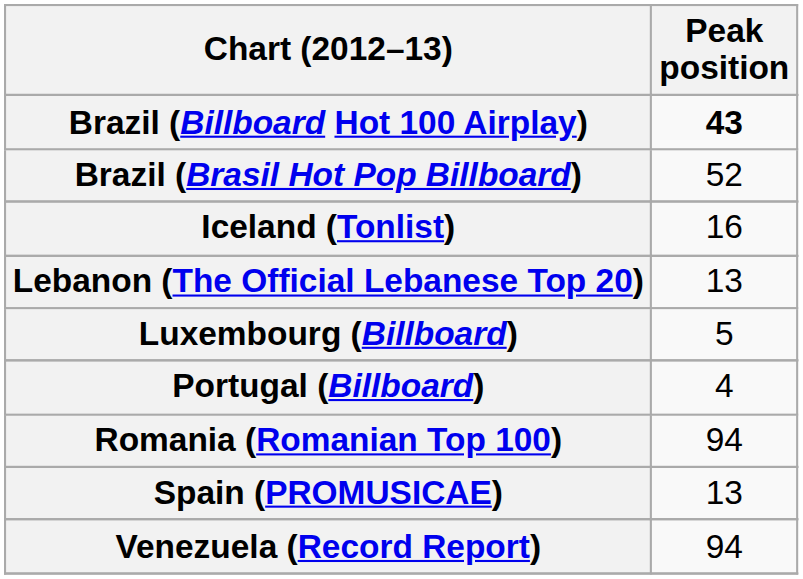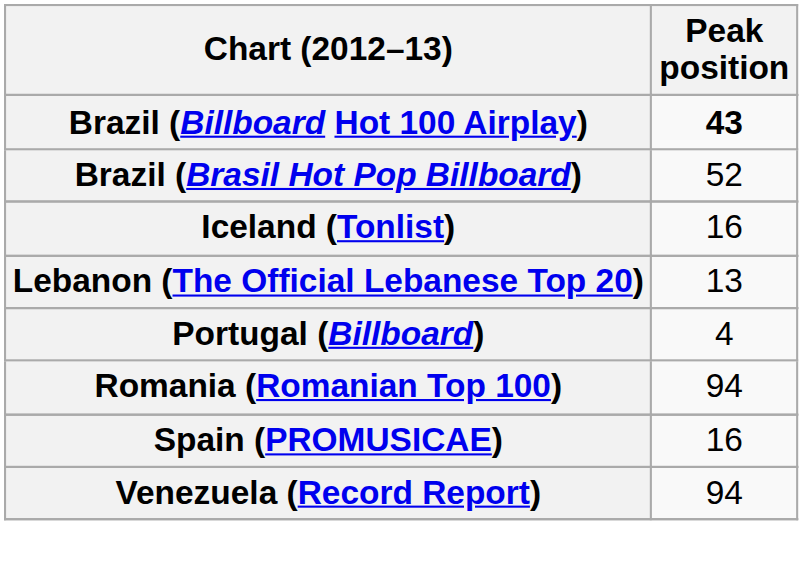- row: (328, 333)
(724, 492) 13 -> (724, 439) 16
